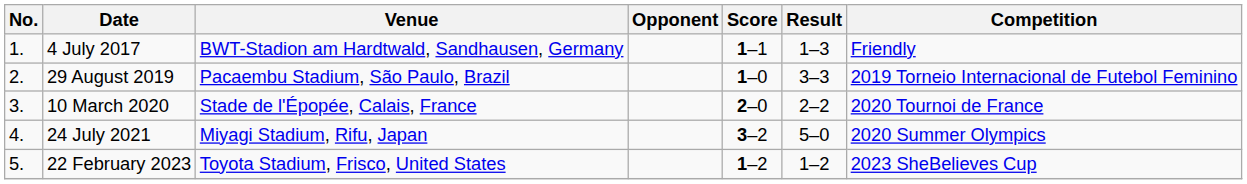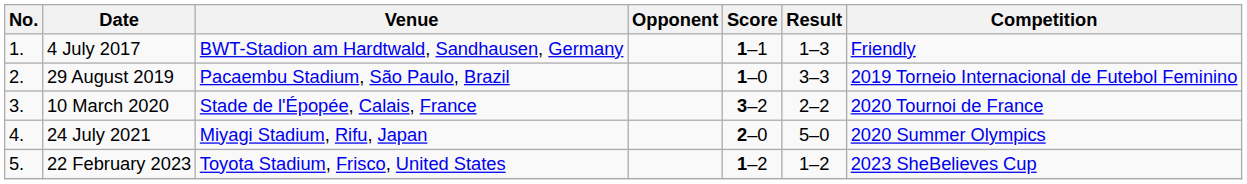(752, 106) 2–0 -> (752, 106) 3–2
(752, 135) 3–2 -> (752, 135) 2–0
